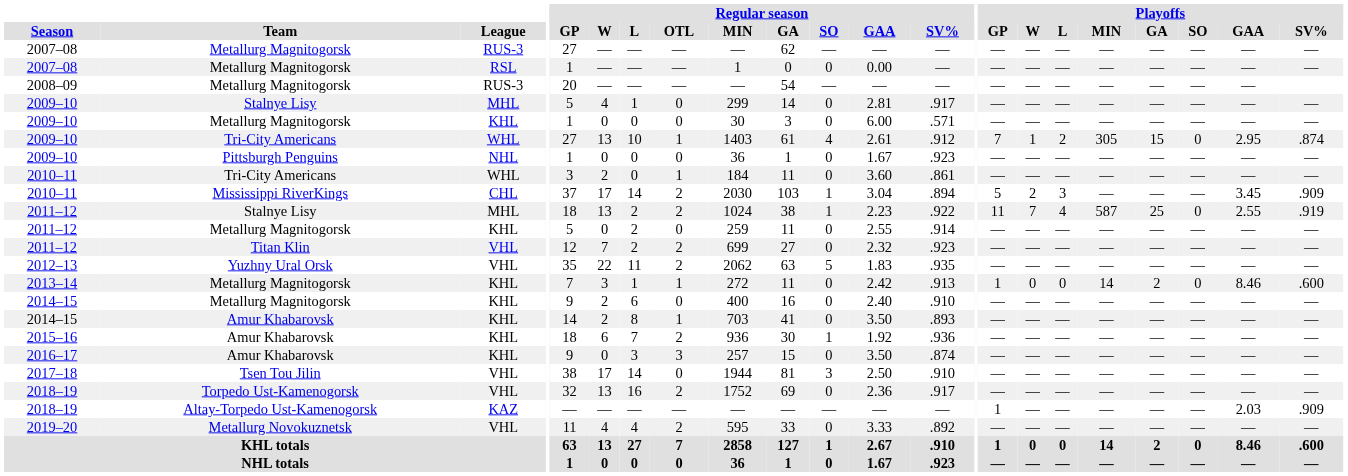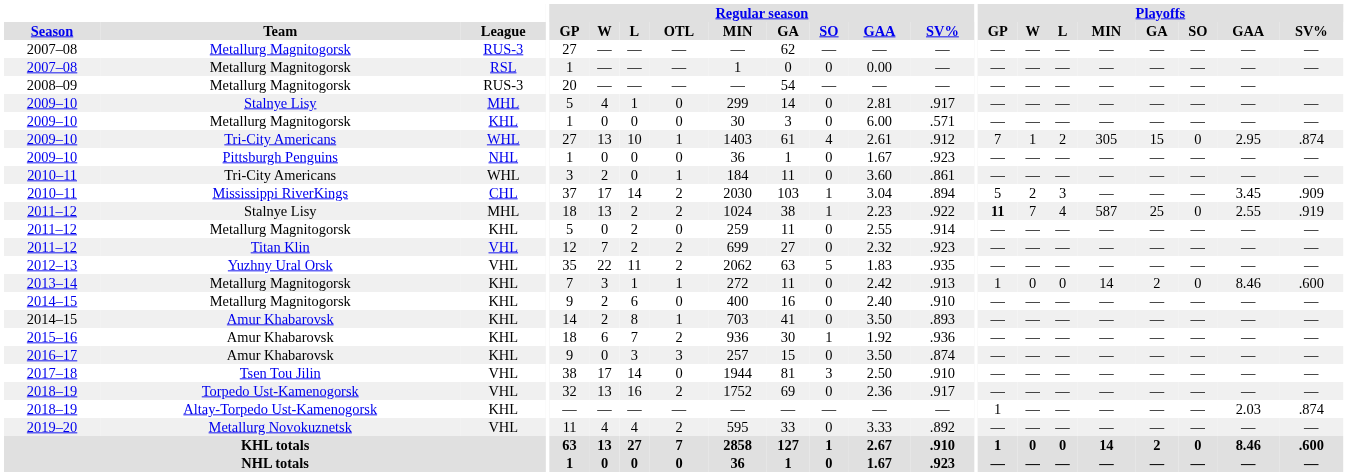(998, 211) normal -> (998, 211) bold
(503, 409) KAZ -> (503, 409) KHL
(1311, 409) .909 -> (1311, 409) .874
